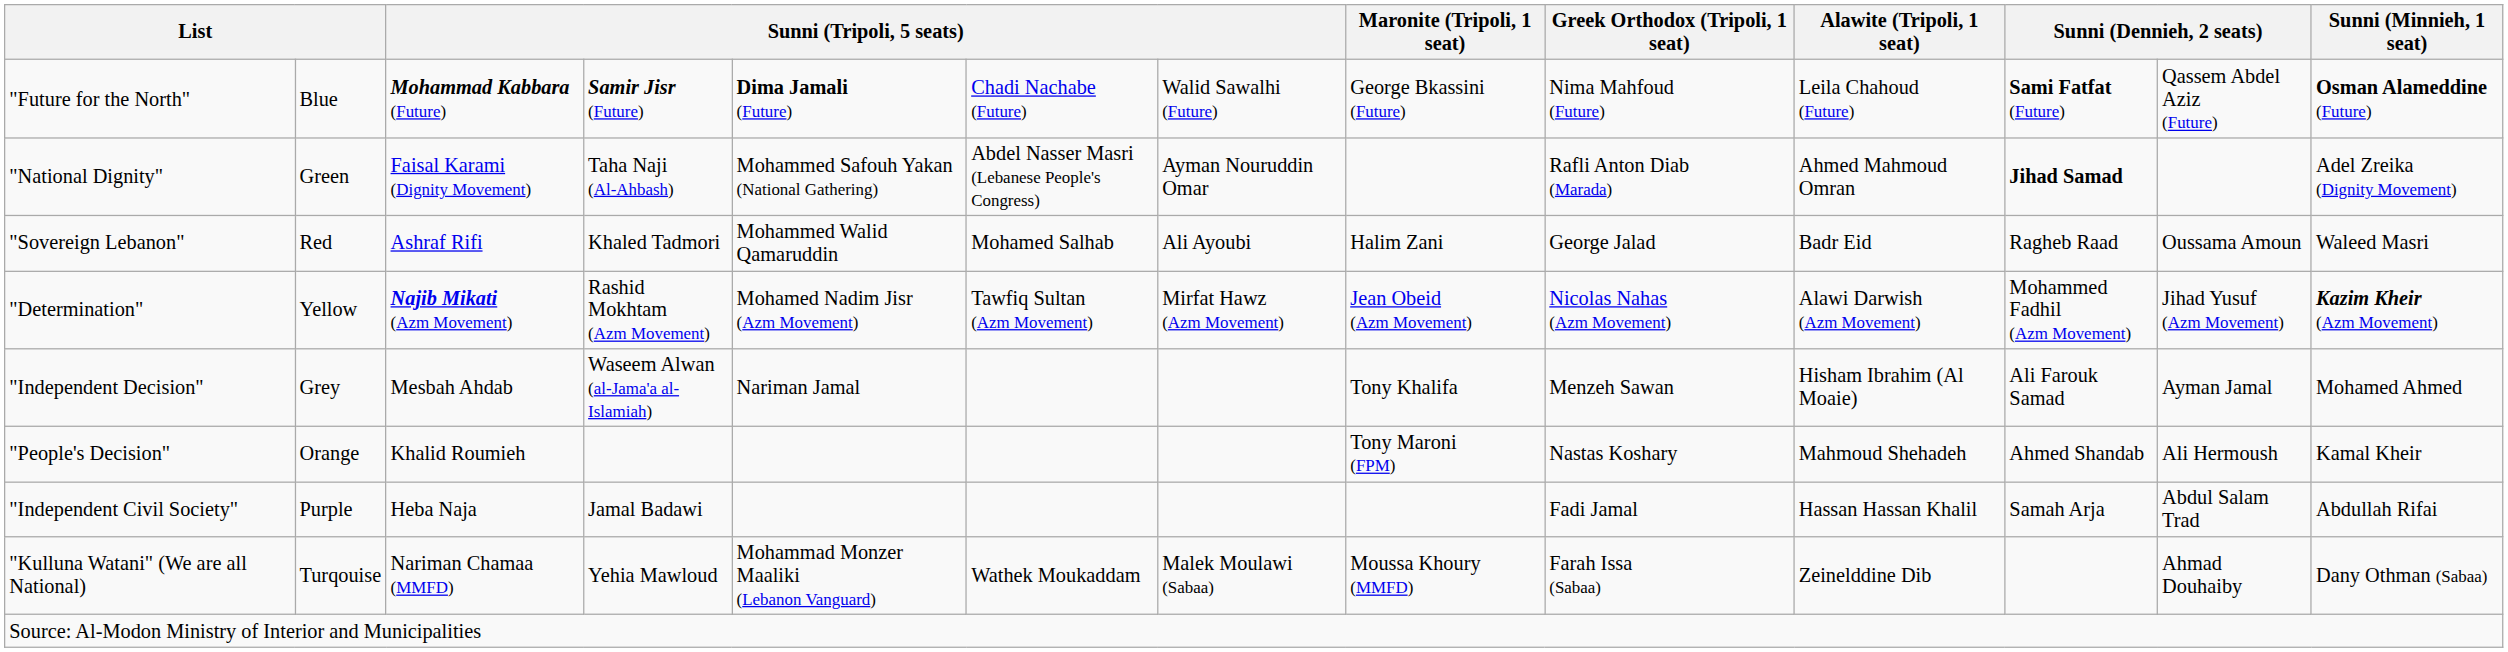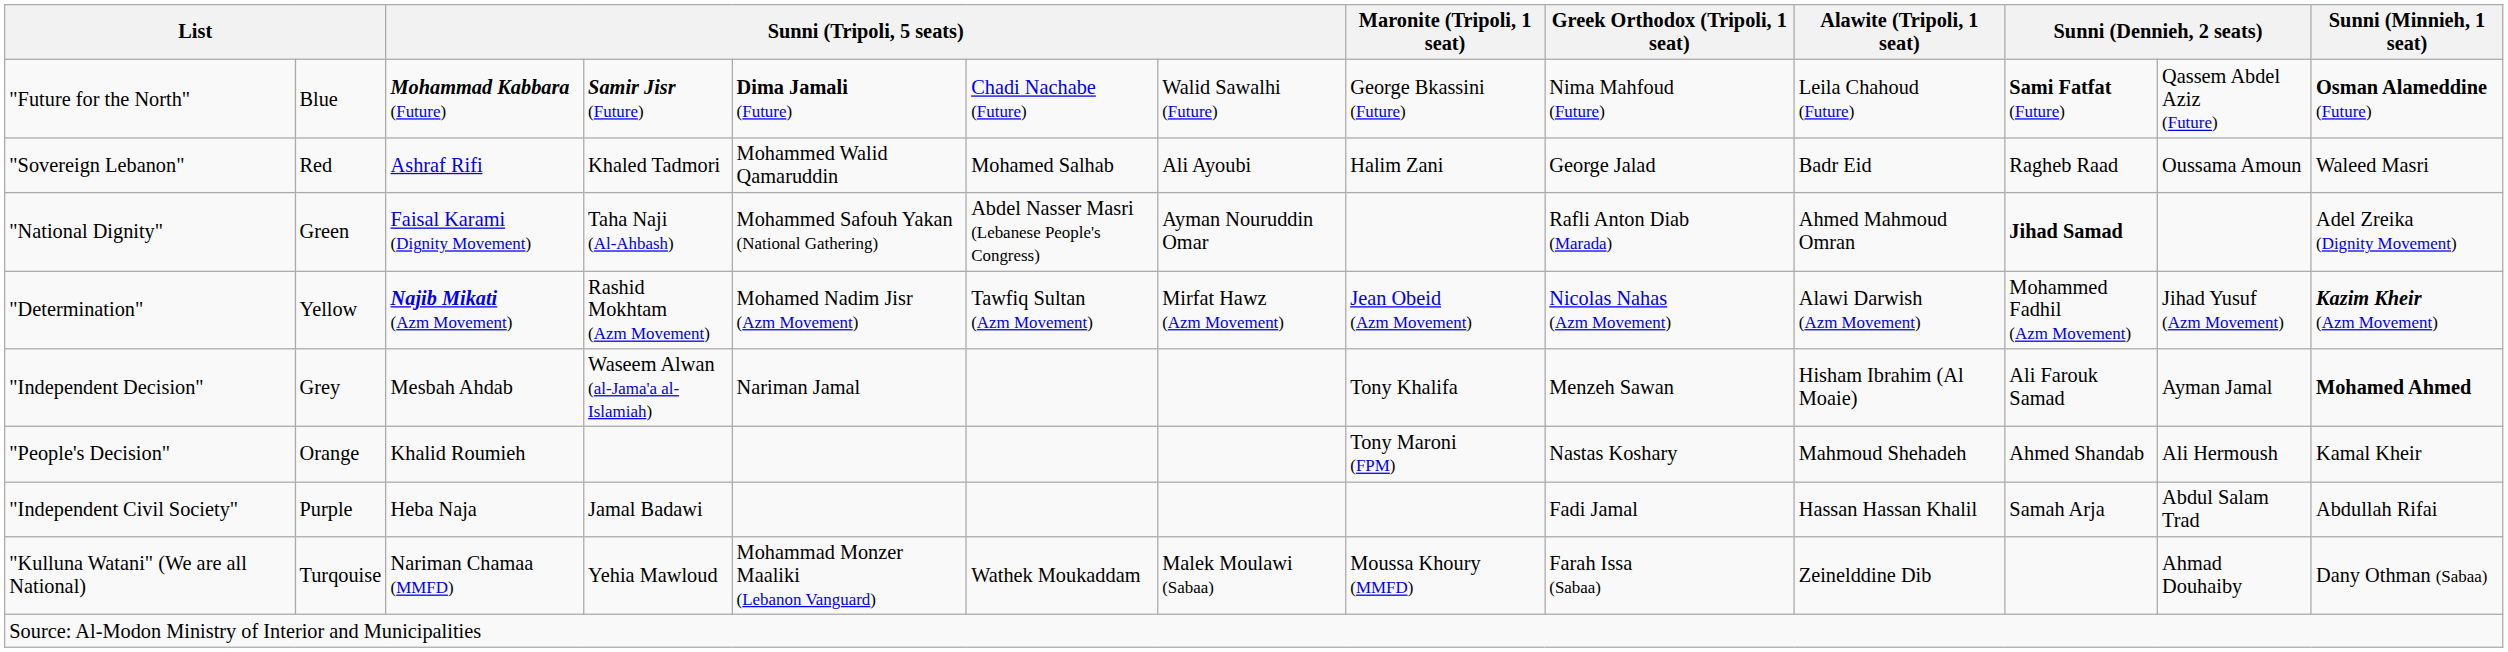rows swapped: (86, 176) <-> (97, 243)
(2389, 387) normal -> (2394, 387) bold
